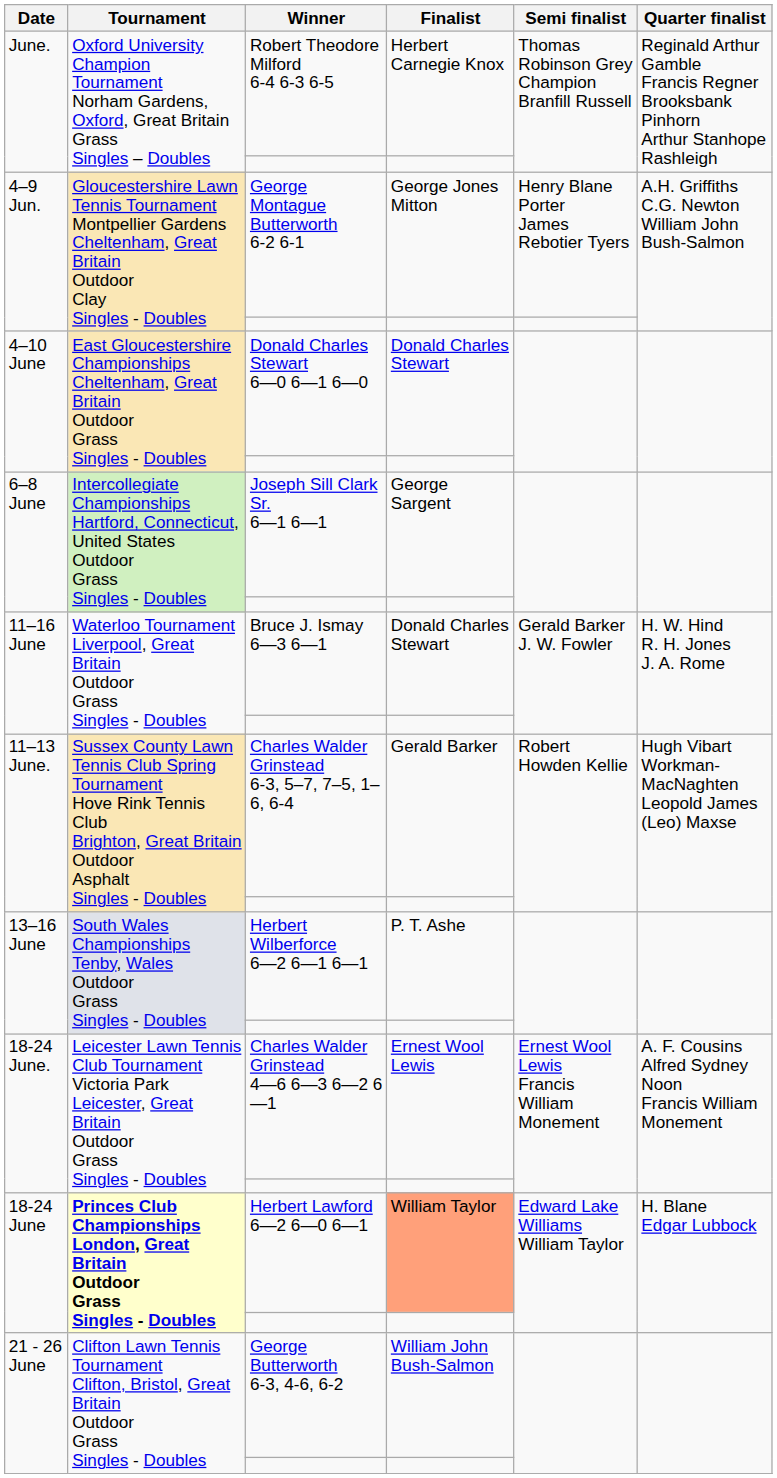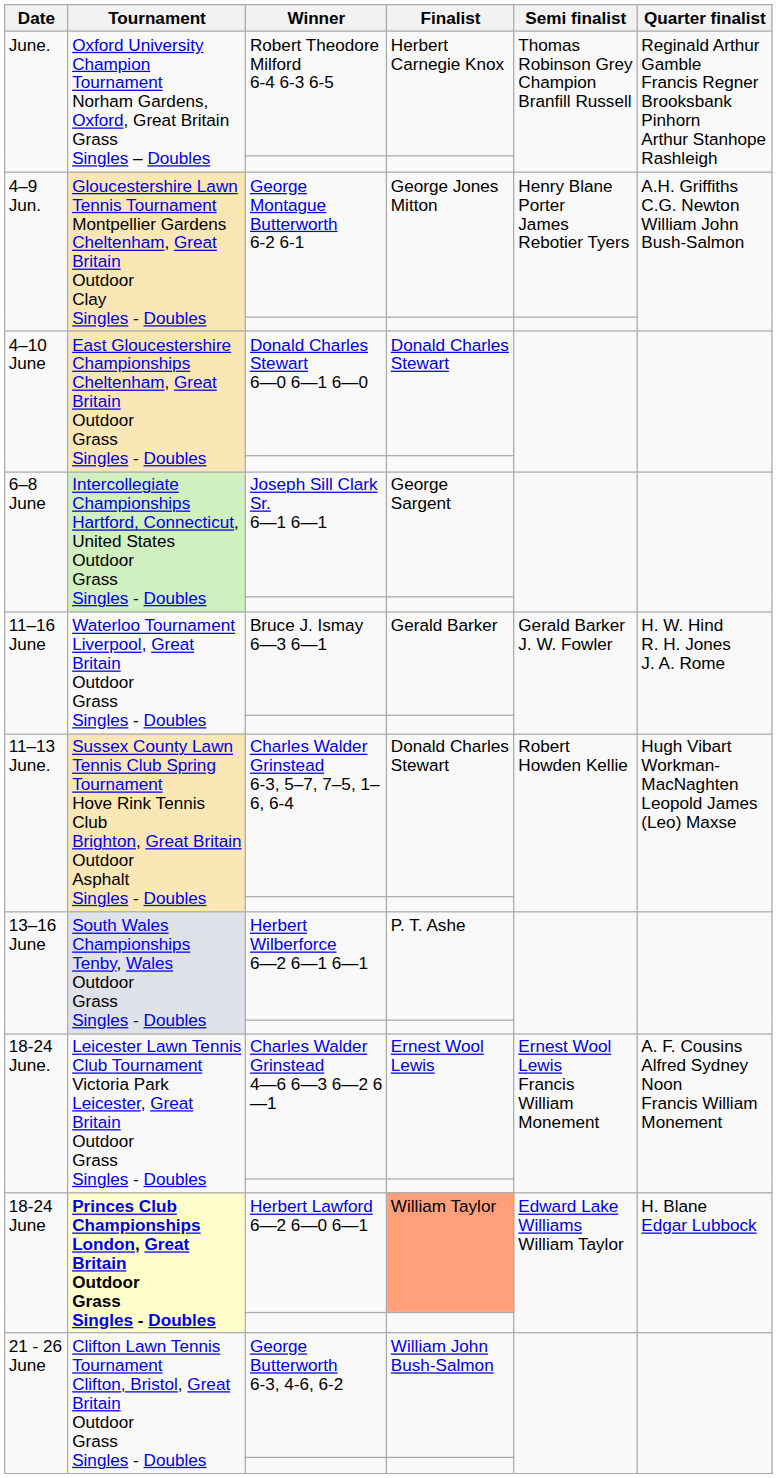(450, 635) Donald Charles Stewart -> (444, 625) Gerald Barker
(444, 747) Gerald Barker -> (450, 756) Donald Charles Stewart
